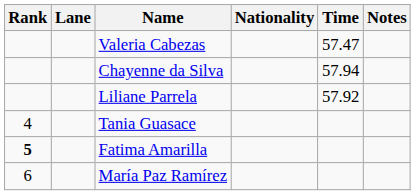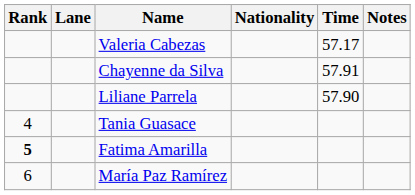(341, 44) 57.47 -> (341, 44) 57.17
(341, 70) 57.94 -> (341, 70) 57.91
(341, 96) 57.92 -> (341, 96) 57.90
